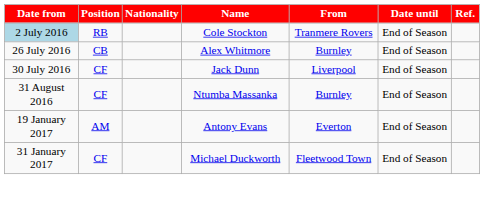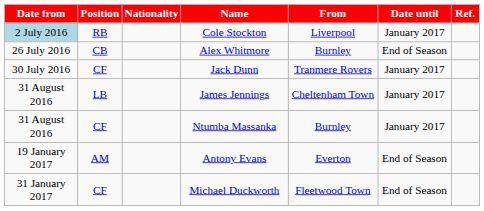(334, 32) Tranmere Rovers -> (333, 32) Liverpool
(415, 32) End of Season -> (415, 32) January 2017
(334, 69) Liverpool -> (333, 69) Tranmere Rovers
(415, 69) End of Season -> (415, 69) January 2017
+ row: (234, 94)
(415, 94) End of Season -> (415, 126) January 2017
